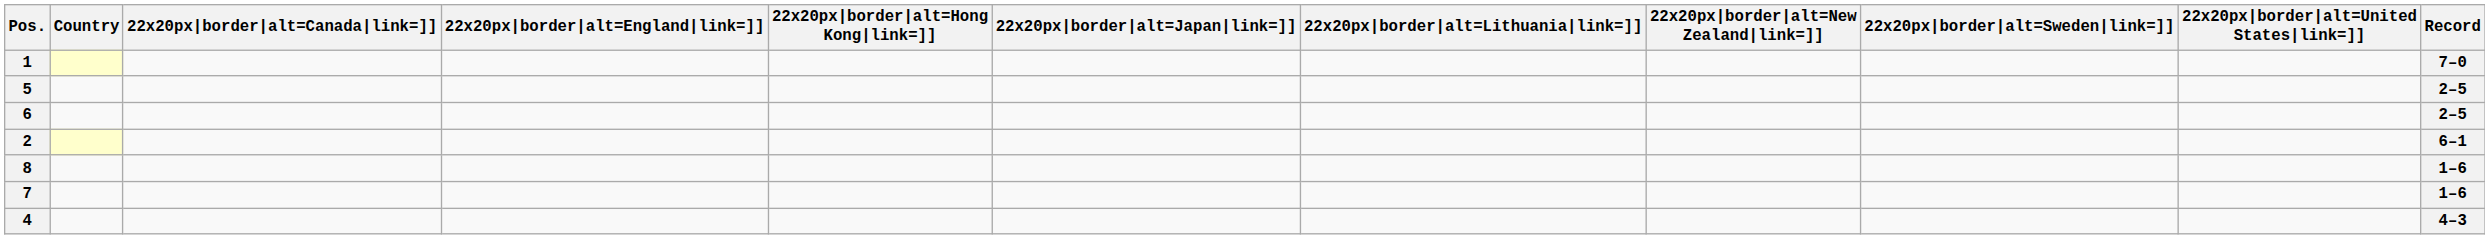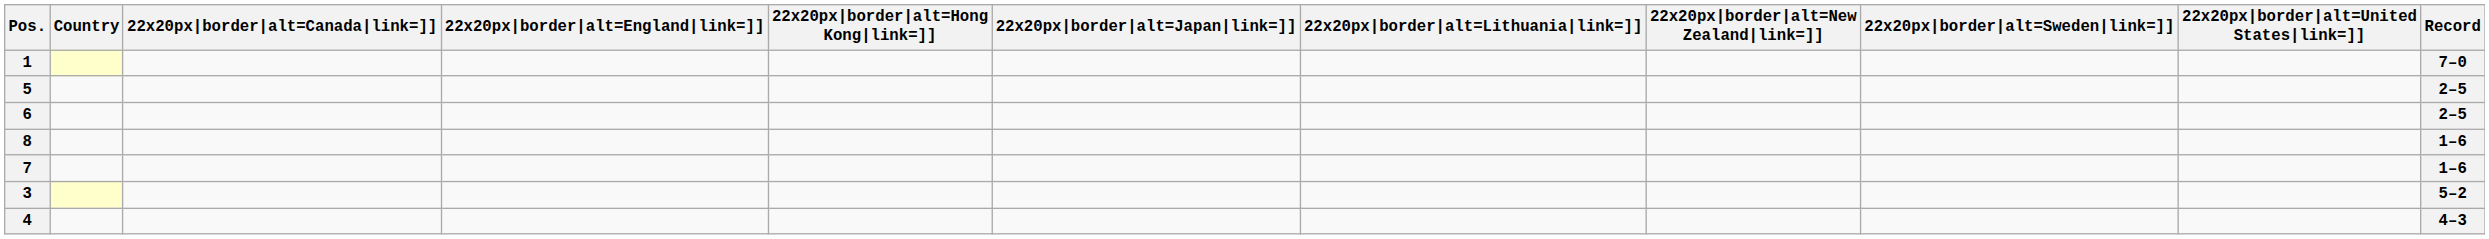- row: (27, 142)
+ row: (27, 194)
